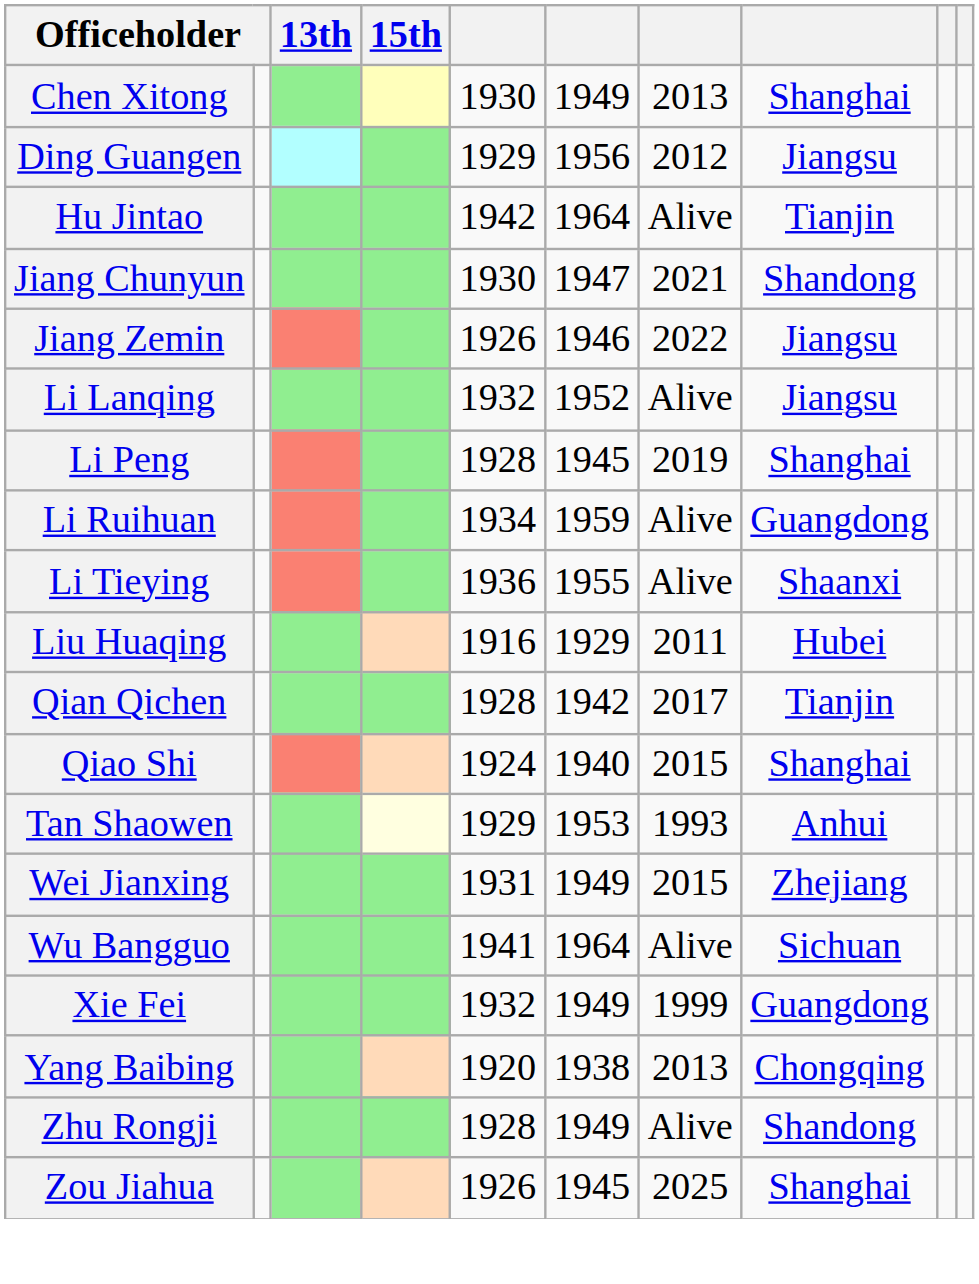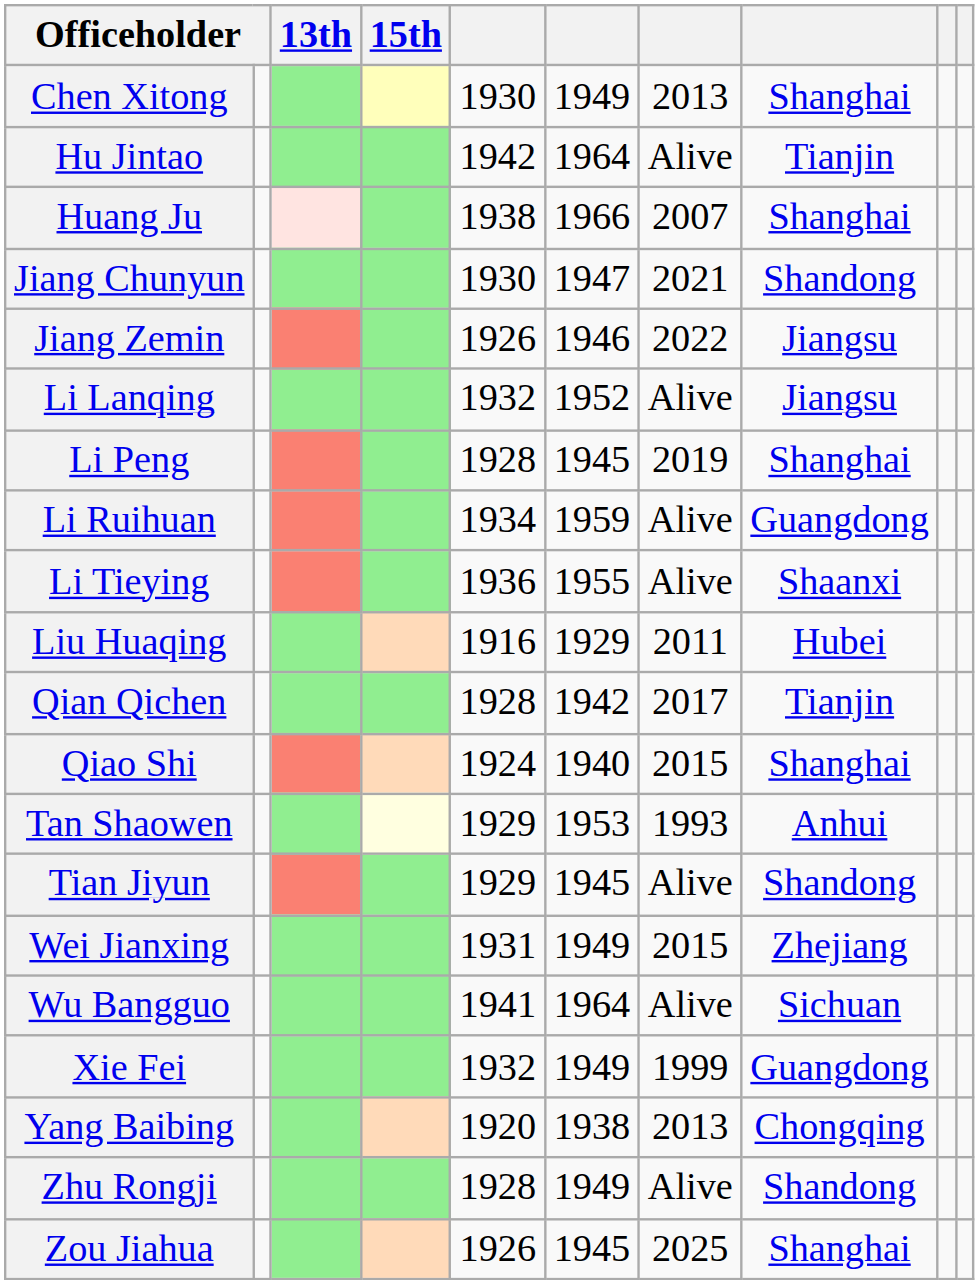- row: (129, 156)
+ row: (129, 216)
+ row: (129, 883)
